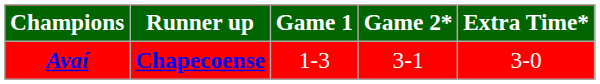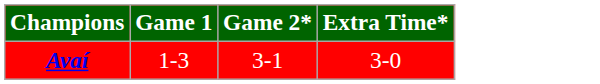- column: (200, 23)
